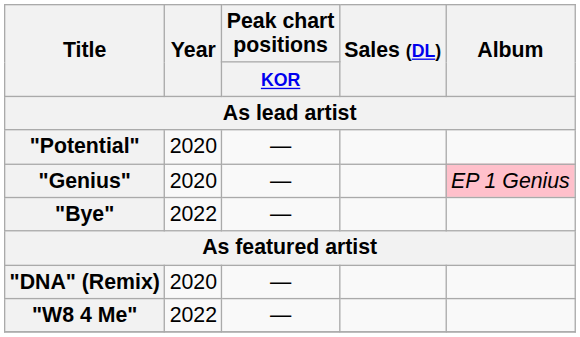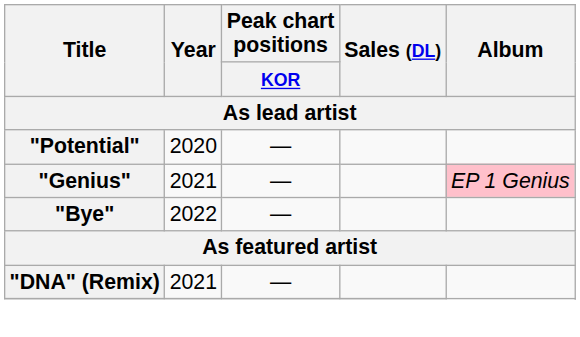(193, 180) 2020 -> (193, 180) 2021
(193, 281) 2020 -> (193, 281) 2021
- row: (85, 315)
